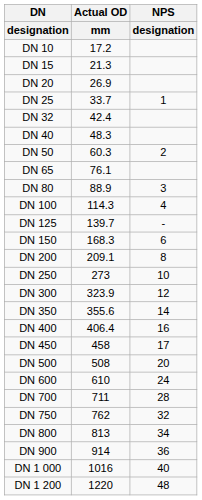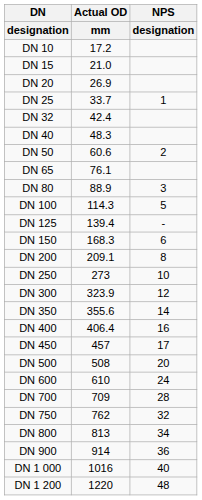(101, 65) 21.3 -> (101, 65) 21.0
(101, 153) 60.3 -> (101, 153) 60.6
(163, 205) 4 -> (163, 205) 5
(101, 223) 139.7 -> (101, 223) 139.4
(101, 345) 458 -> (101, 345) 457
(101, 398) 711 -> (101, 398) 709
